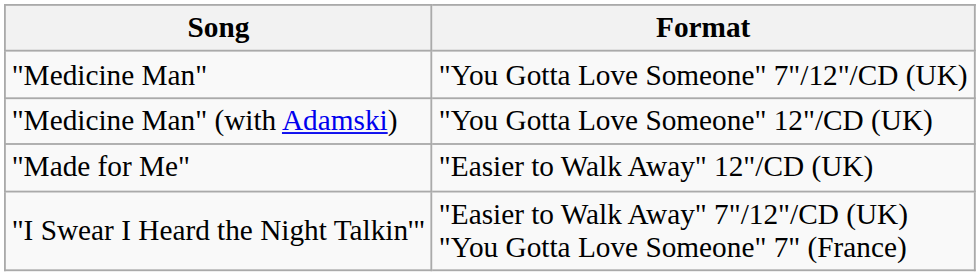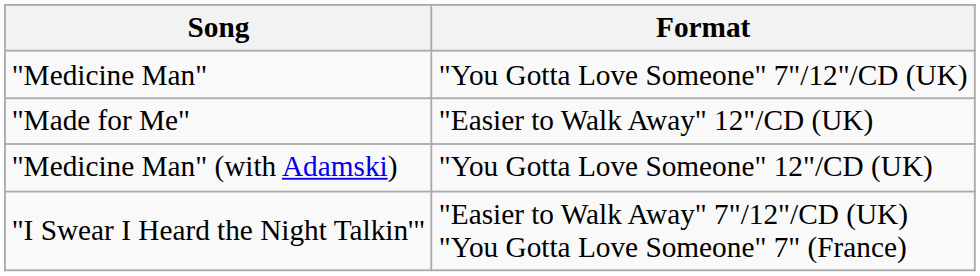rows swapped: (205, 120) <-> (101, 167)
